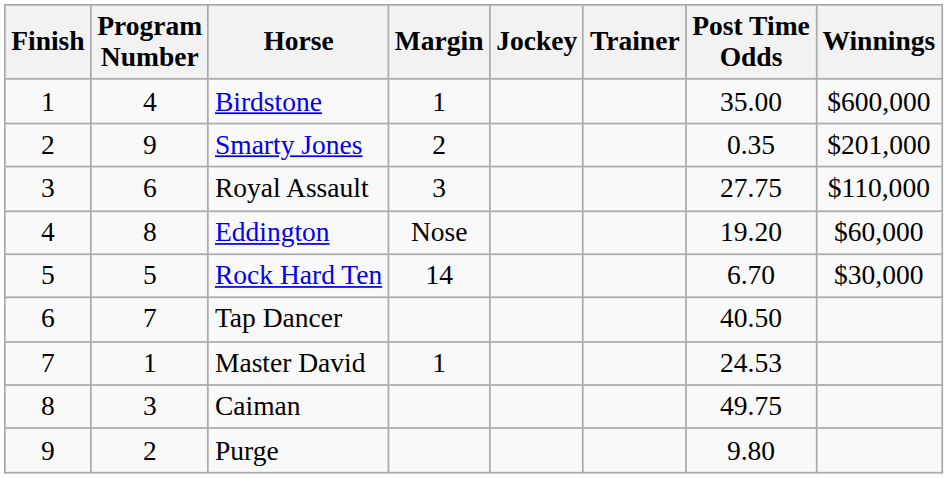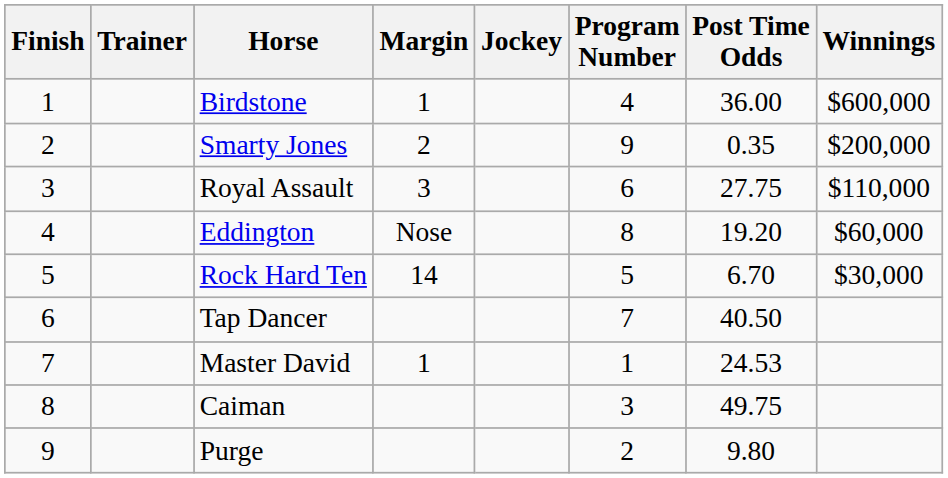columns swapped: (150, 41) <-> (635, 41)
(751, 100) 35.00 -> (751, 100) 36.00
(879, 144) $201,000 -> (879, 144) $200,000
